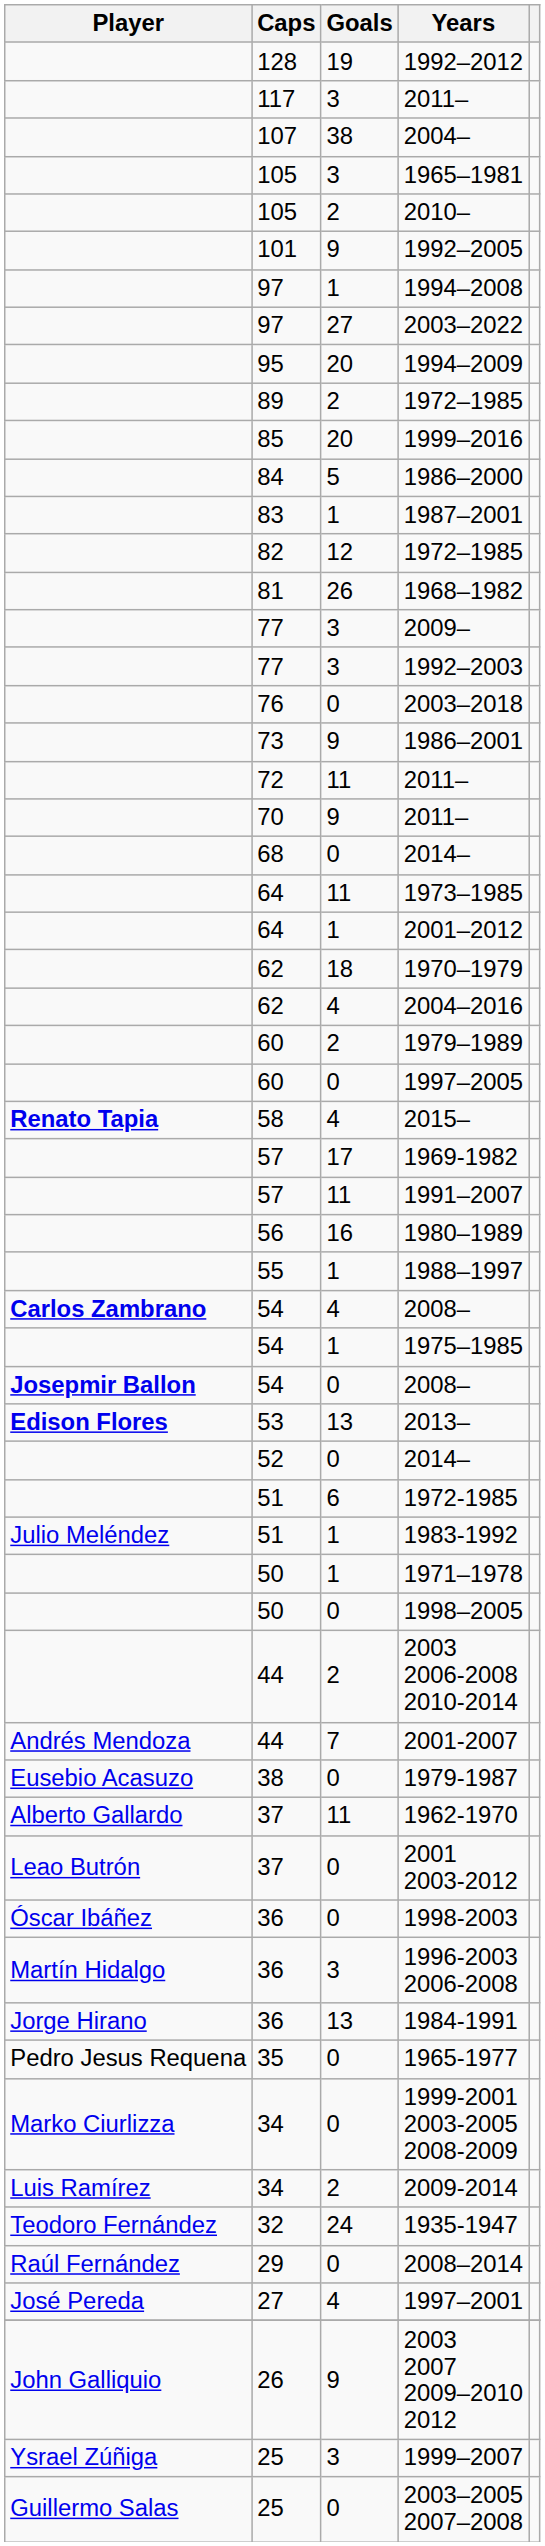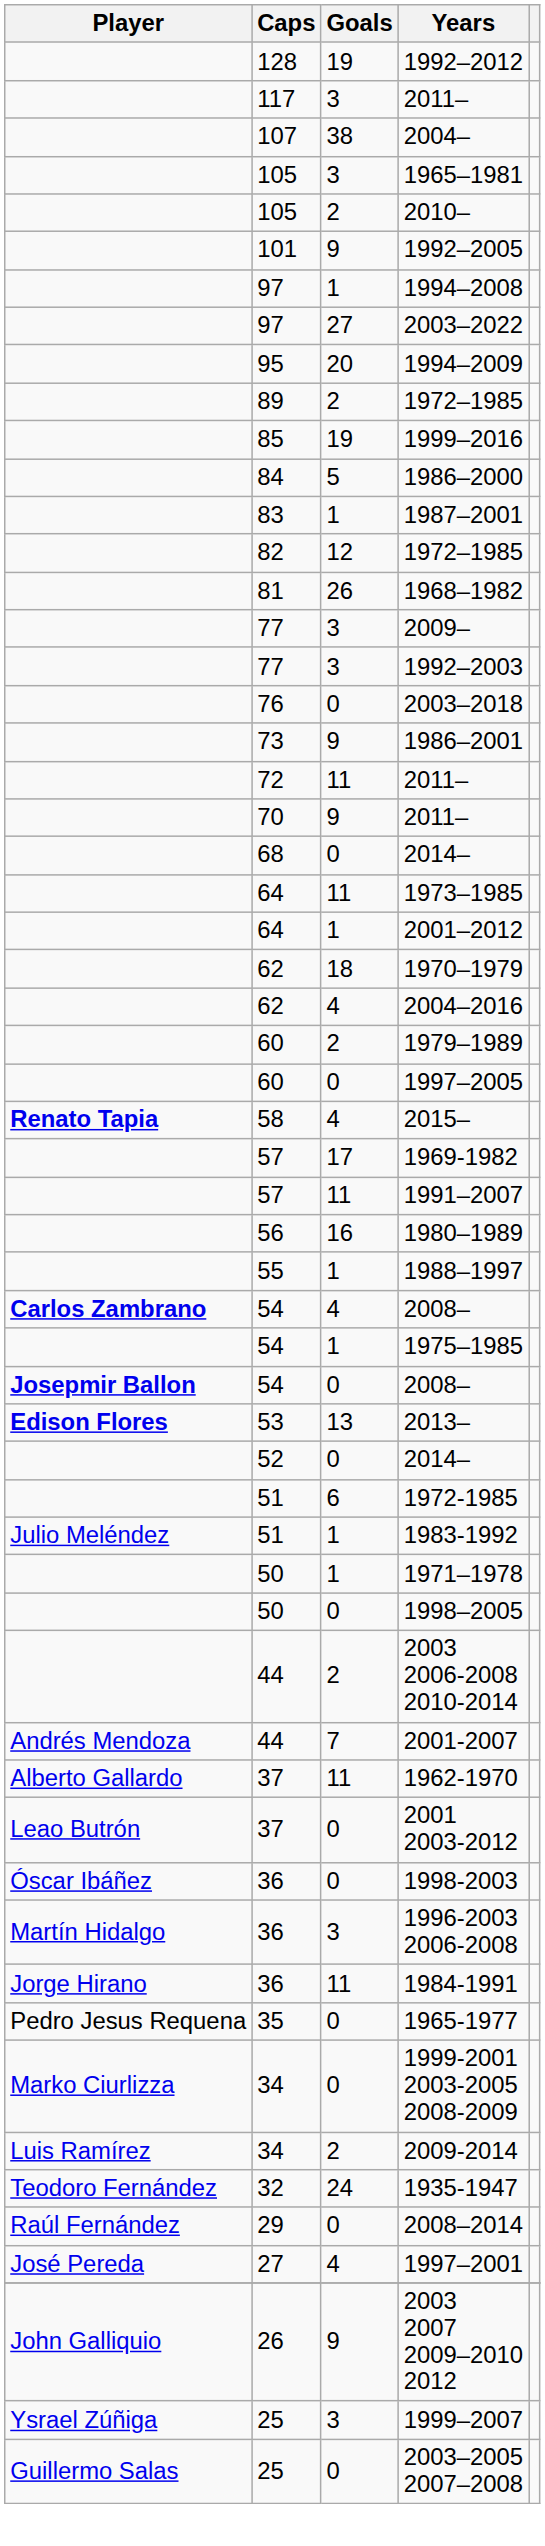(340, 439) 20 -> (340, 439) 19
- row: (270, 1778)
(340, 2021) 13 -> (339, 1983) 11
